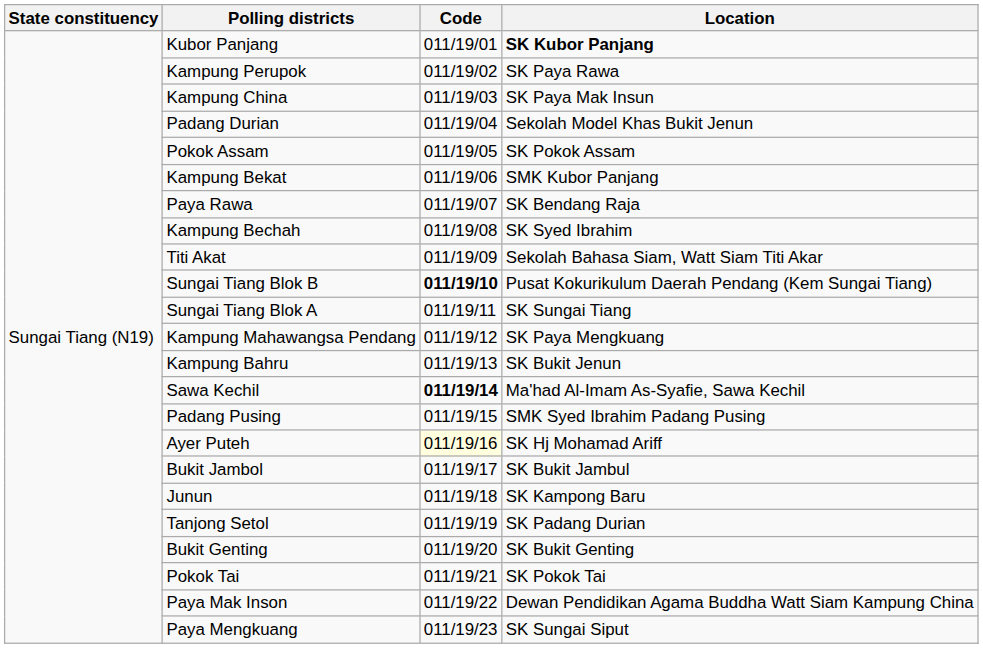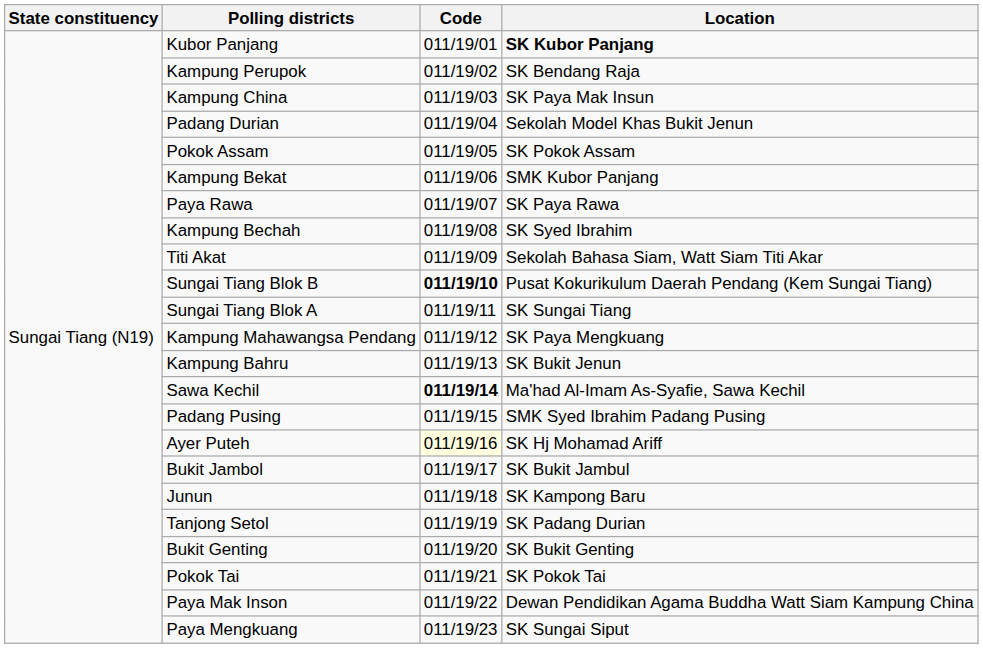(563, 71) SK Paya Rawa -> (573, 71) SK Bendang Raja
(573, 204) SK Bendang Raja -> (563, 204) SK Paya Rawa
